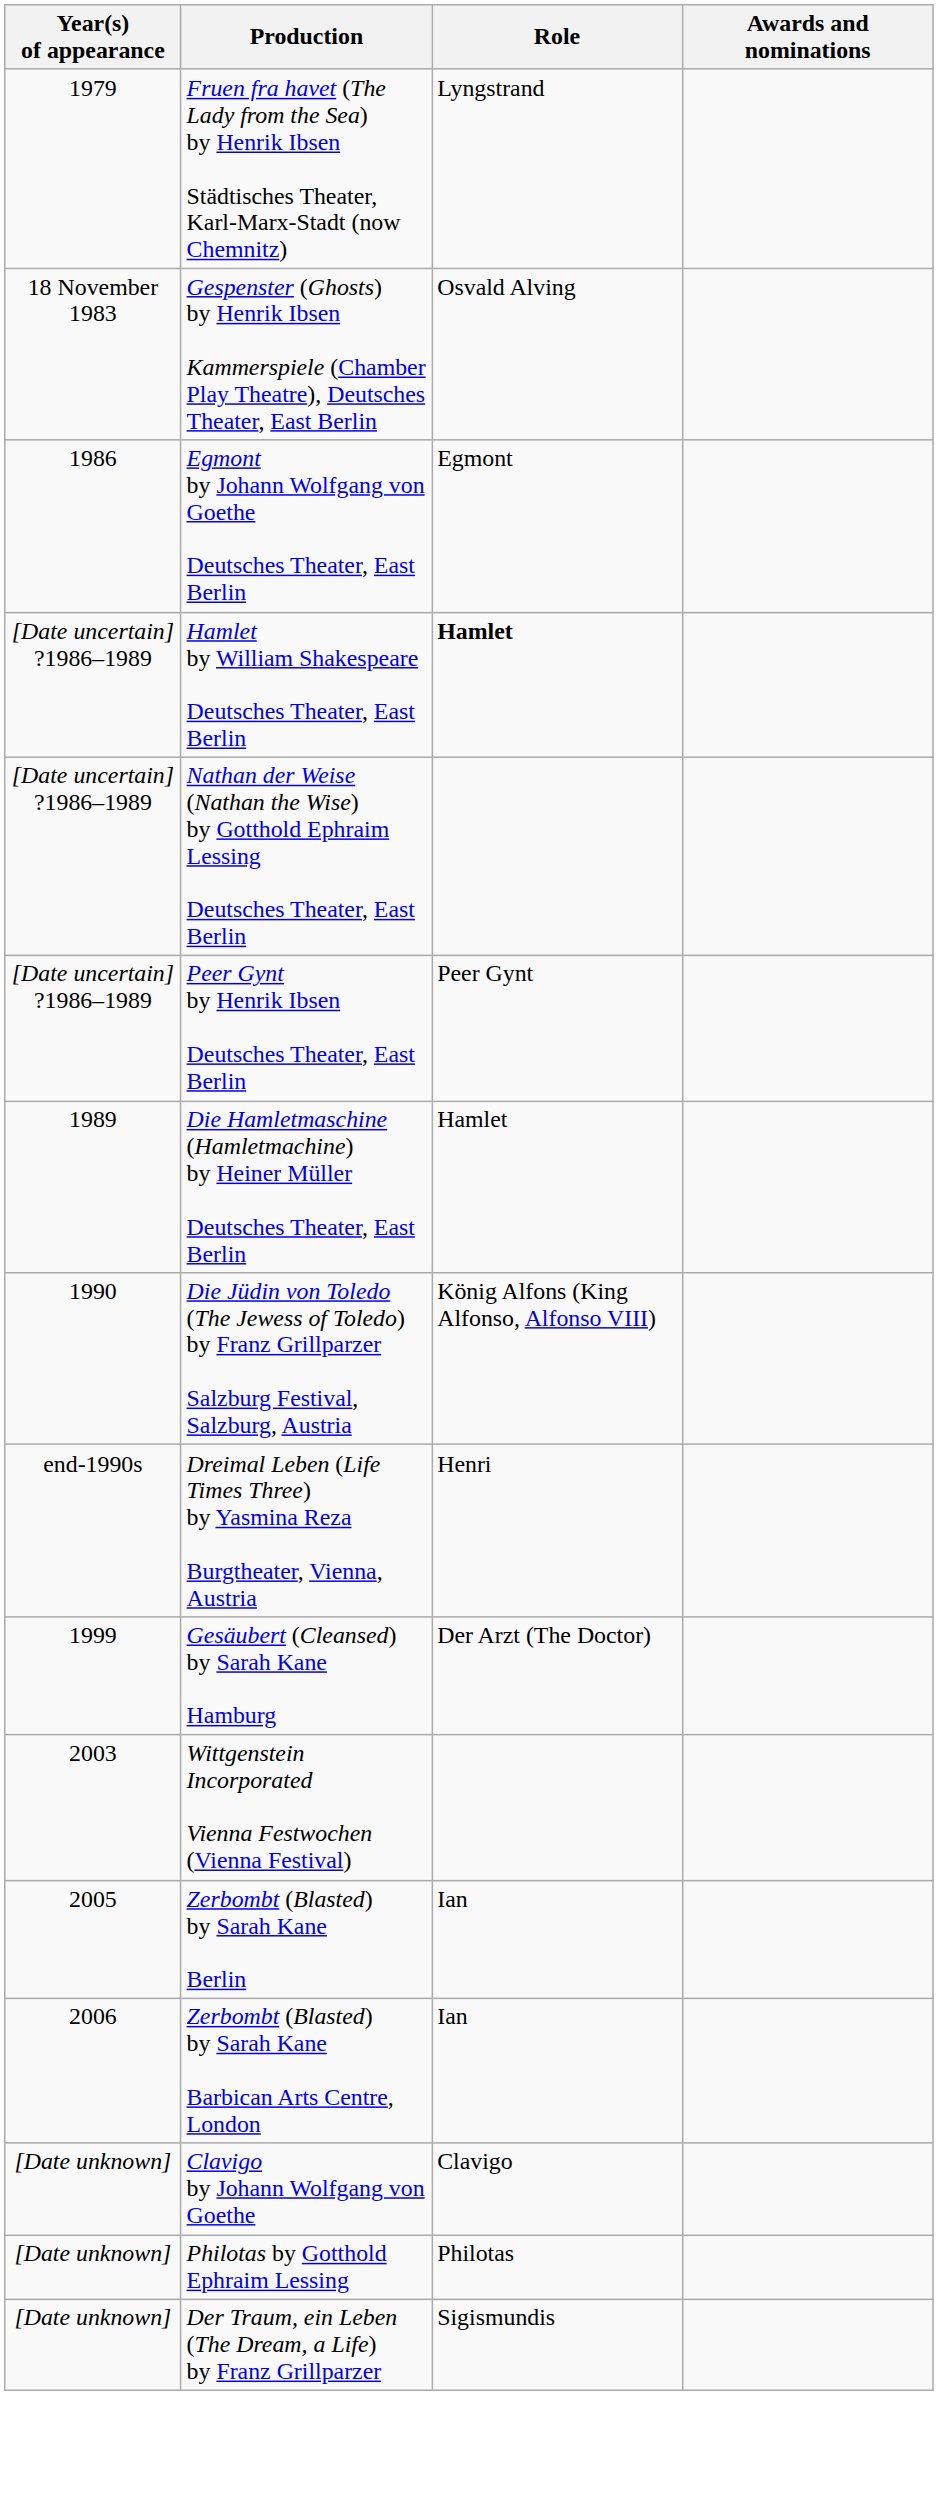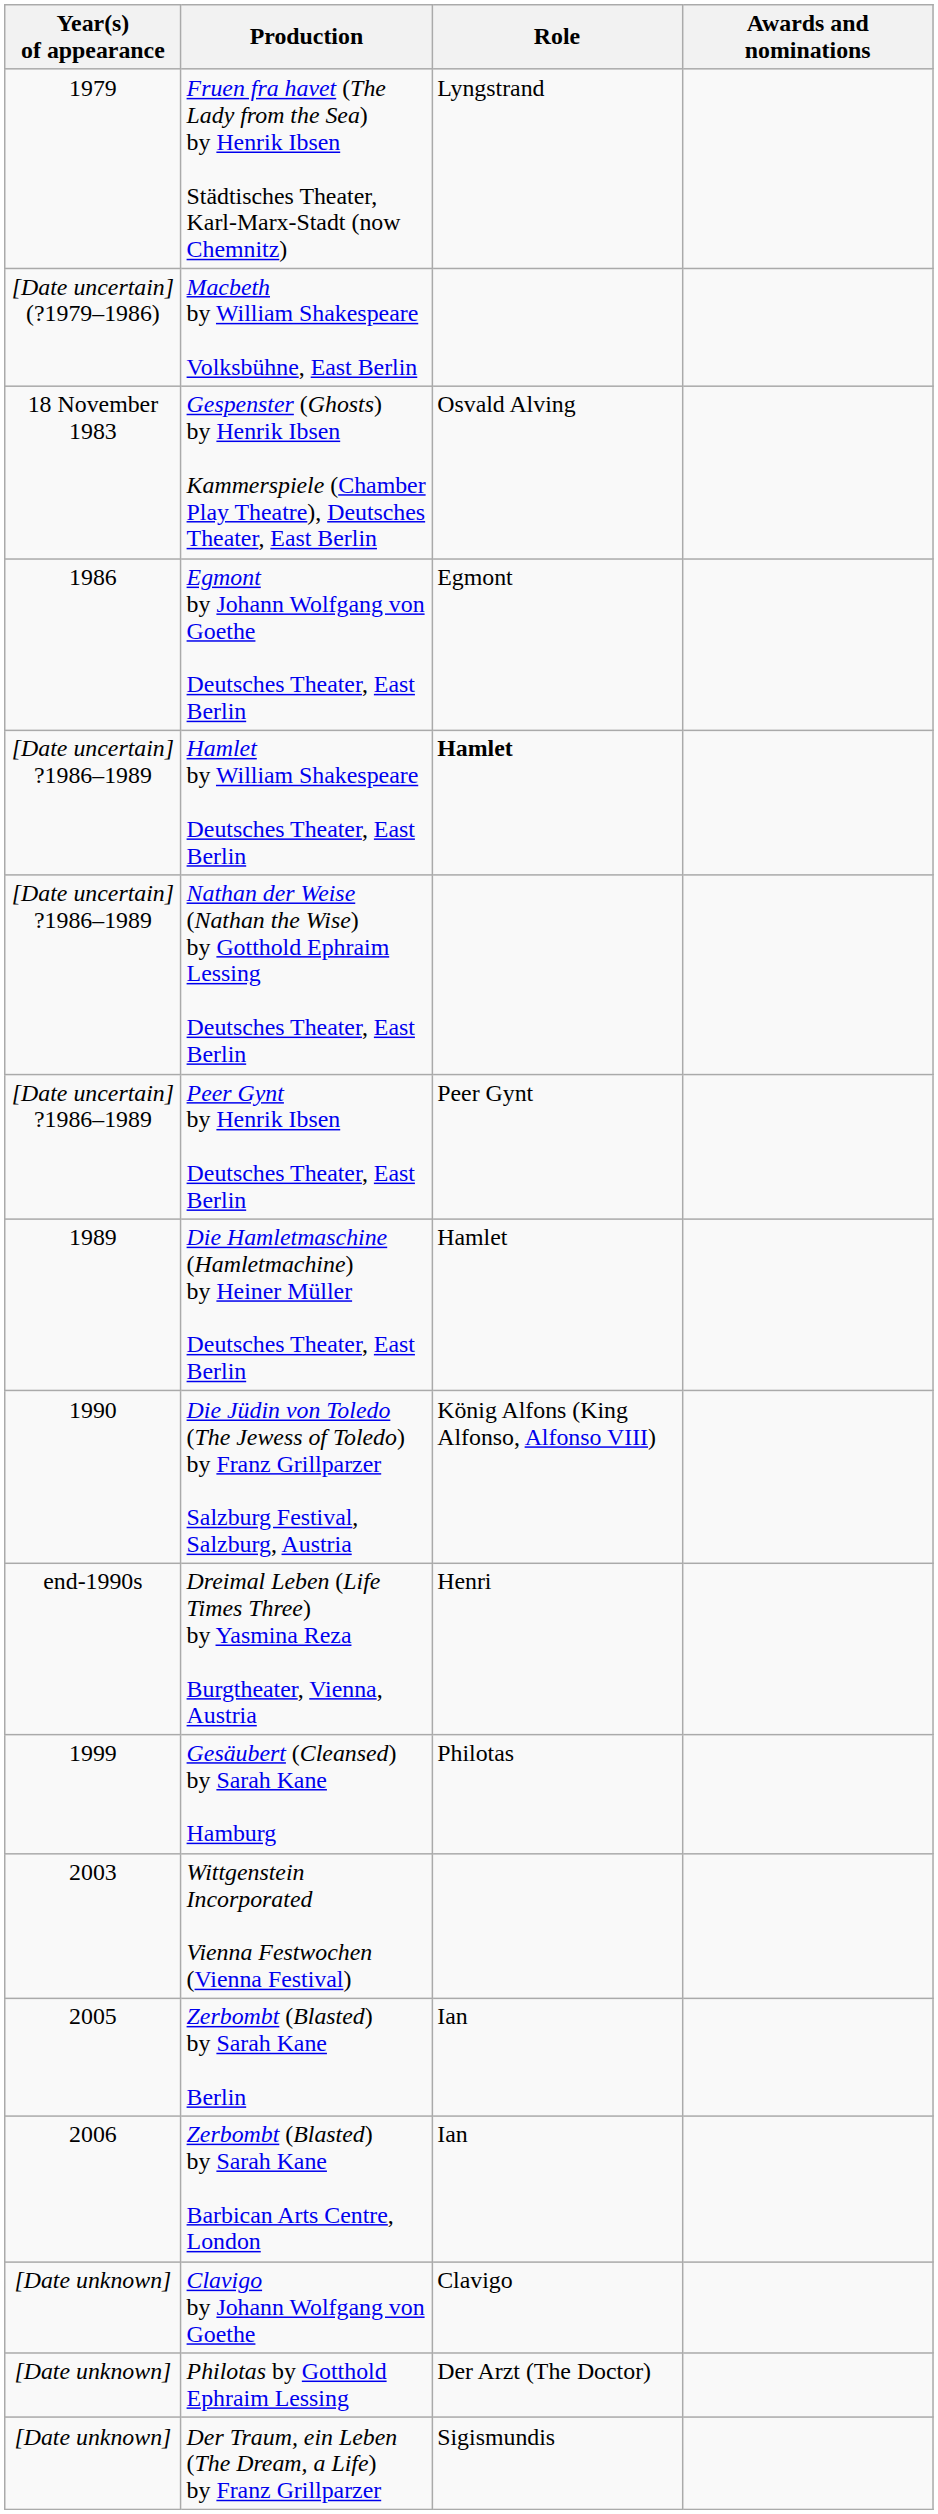+ row: (302, 326)
(544, 1635) Der Arzt (The Doctor) -> (476, 1753) Philotas
(476, 2253) Philotas -> (544, 2371) Der Arzt (The Doctor)
